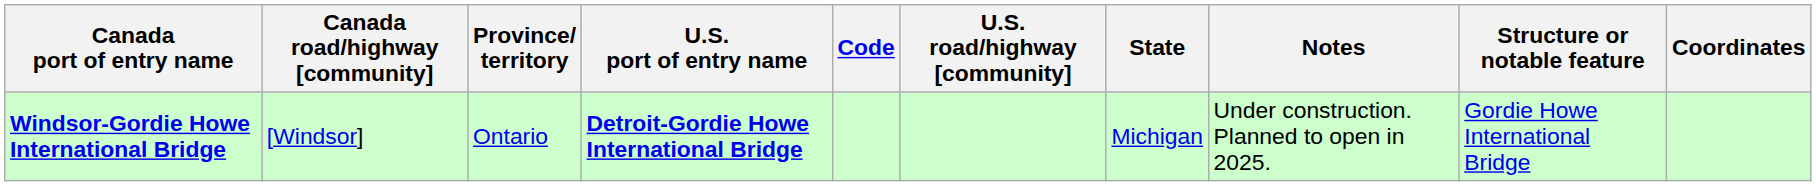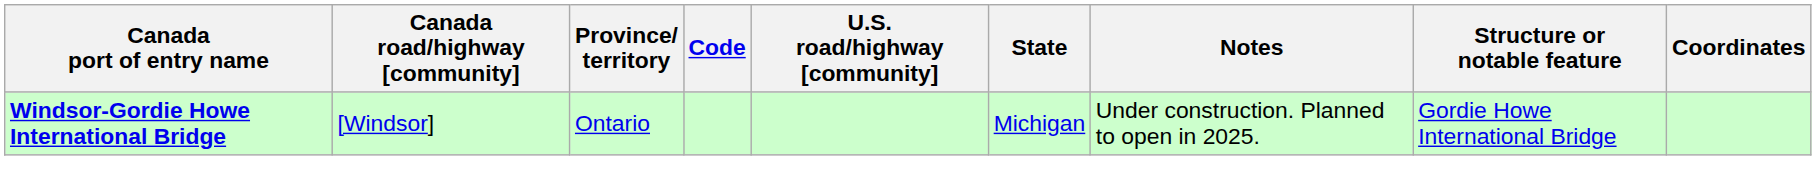- column: (707, 48)
